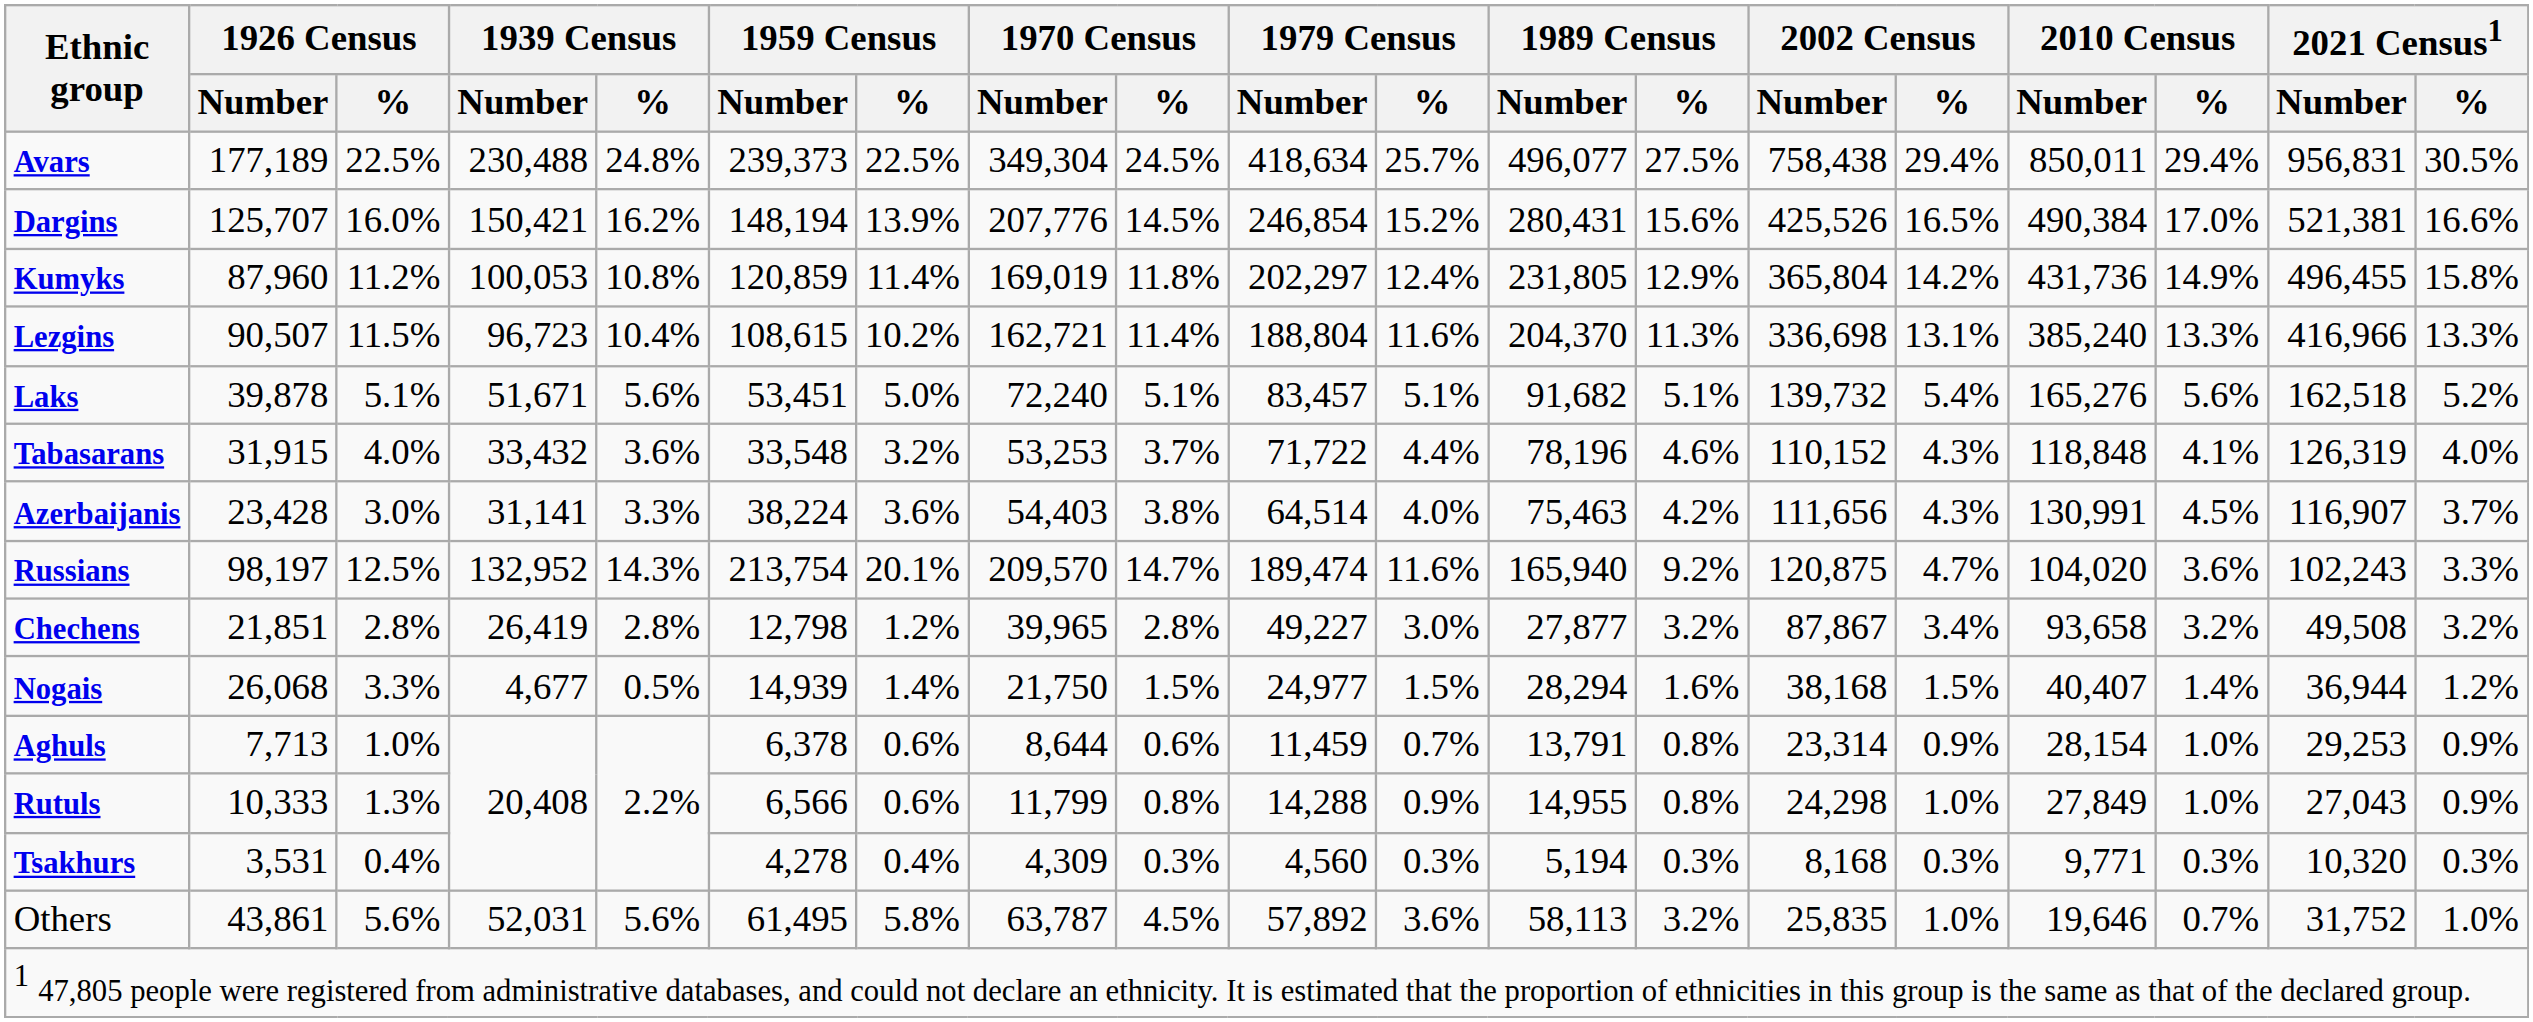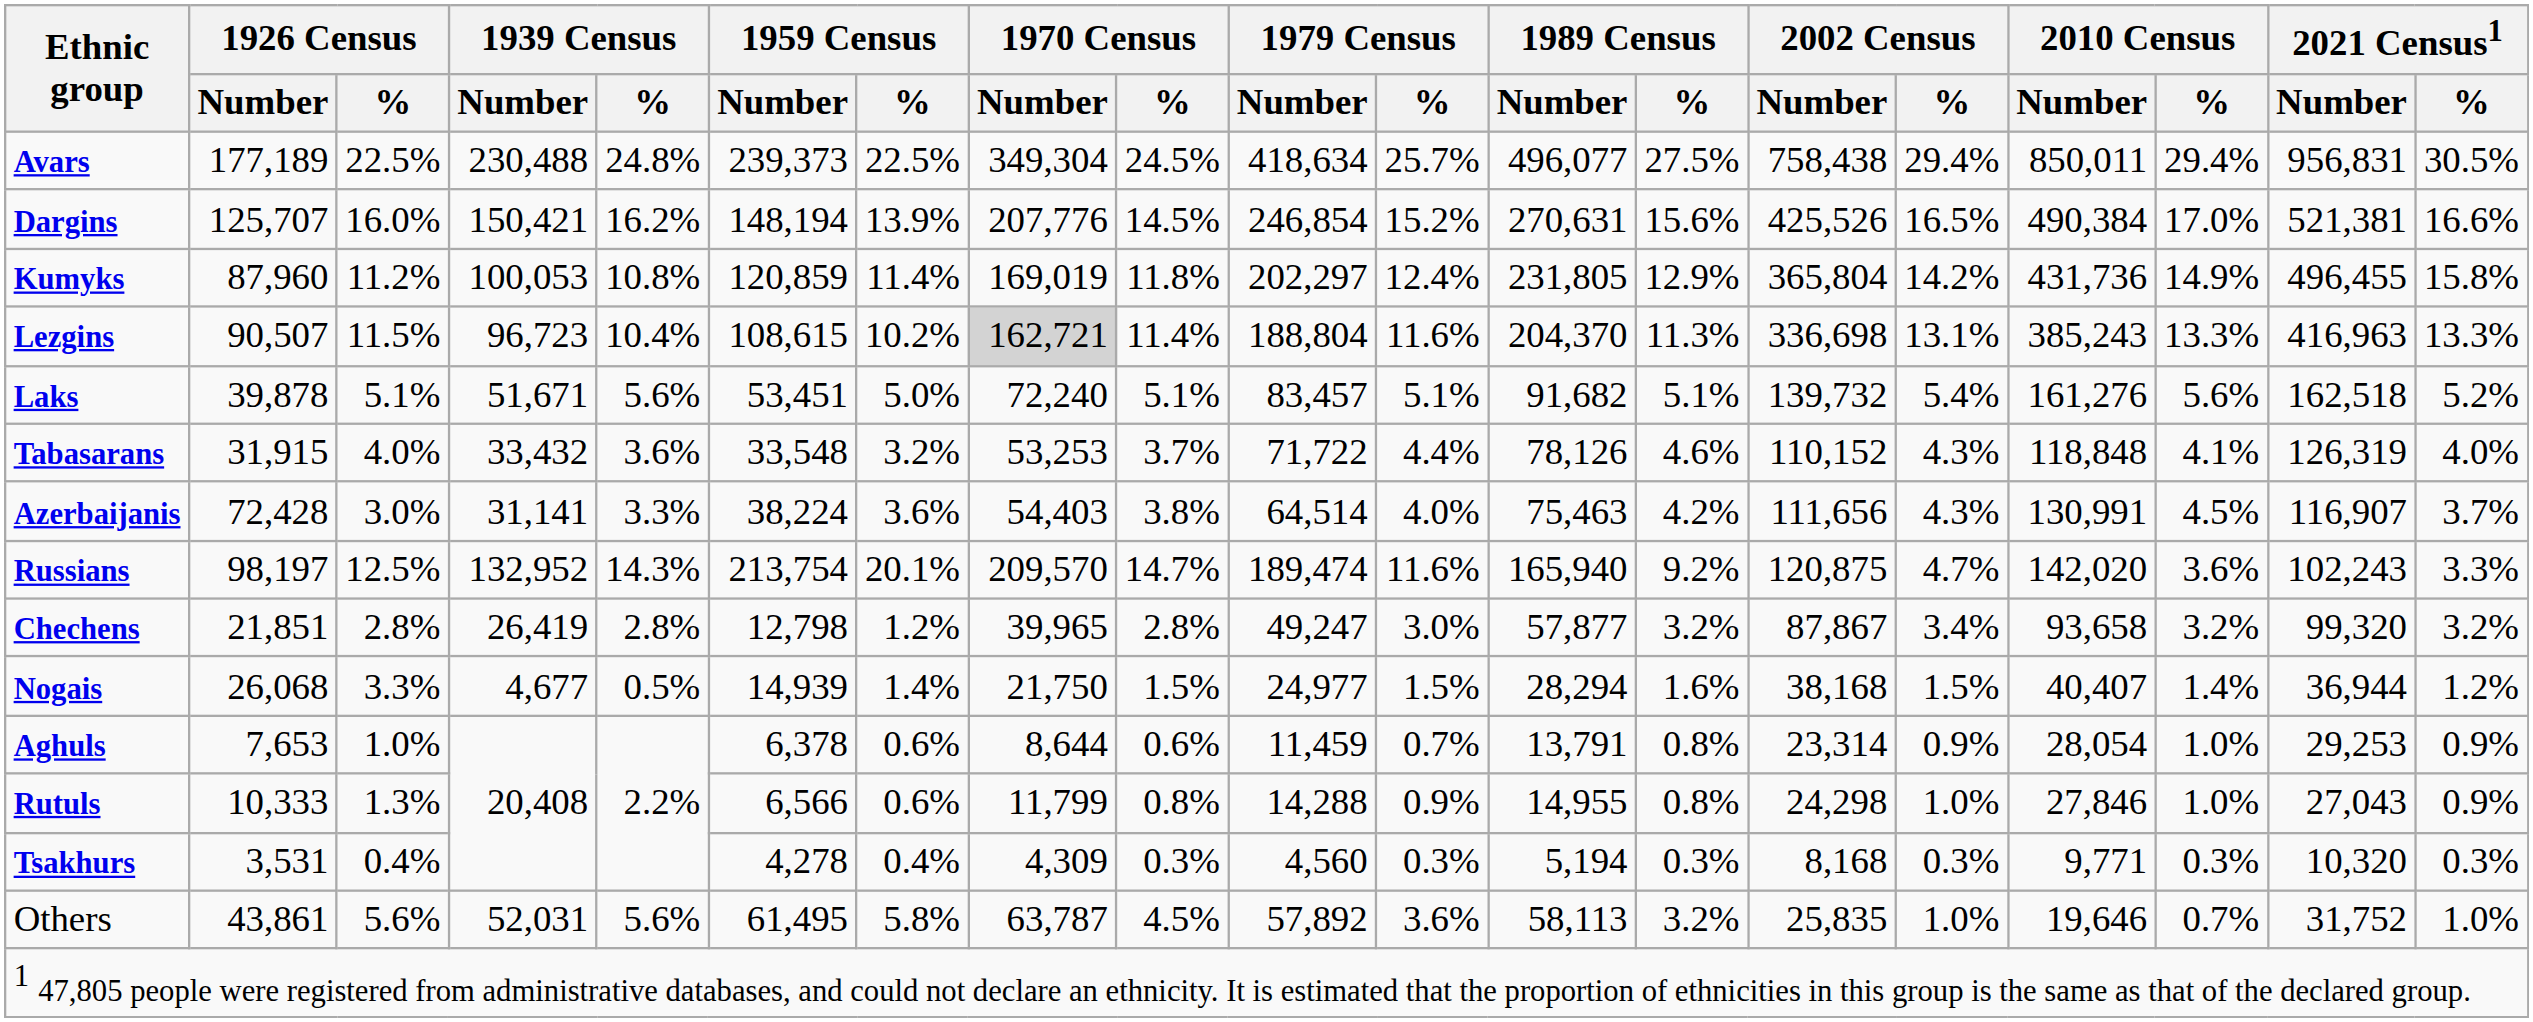(1568, 218) 280,431 -> (1568, 218) 270,631
(1048, 335) no background -> (1048, 335) lightgrey background
(2087, 335) 385,240 -> (2087, 335) 385,243
(2347, 335) 416,966 -> (2347, 335) 416,963
(2087, 393) 165,276 -> (2087, 393) 161,276
(1577, 452) 78,196 -> (1577, 452) 78,126
(278, 510) 23,428 -> (278, 510) 72,428
(2087, 568) 104,020 -> (2087, 568) 142,020
(1317, 627) 49,227 -> (1317, 627) 49,247
(1577, 627) 27,877 -> (1577, 627) 57,877
(2356, 627) 49,508 -> (2356, 627) 99,320
(287, 743) 7,713 -> (287, 743) 7,653
(2097, 743) 28,154 -> (2097, 743) 28,054
(2097, 802) 27,849 -> (2097, 802) 27,846
